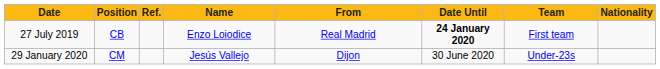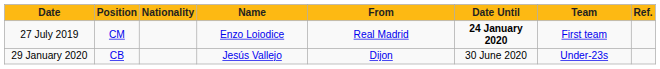columns swapped: (627, 13) <-> (151, 13)
(117, 35) CB -> (117, 35) CM
(117, 56) CM -> (117, 56) CB
